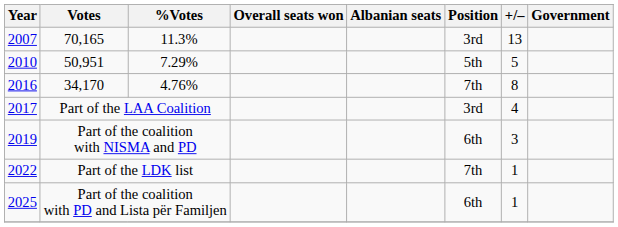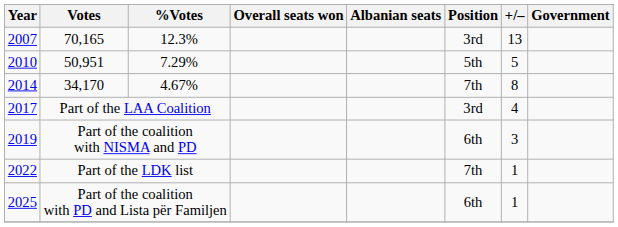(179, 39) 11.3% -> (179, 39) 12.3%
(22, 85) 2016 -> (22, 85) 2014
(179, 85) 4.76% -> (179, 85) 4.67%
